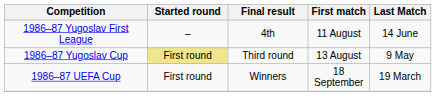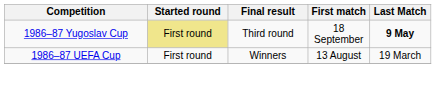- row: (76, 34)
(339, 55) 13 August -> (339, 34) 18 September
(400, 55) normal -> (400, 34) bold
(339, 77) 18 September -> (339, 55) 13 August
